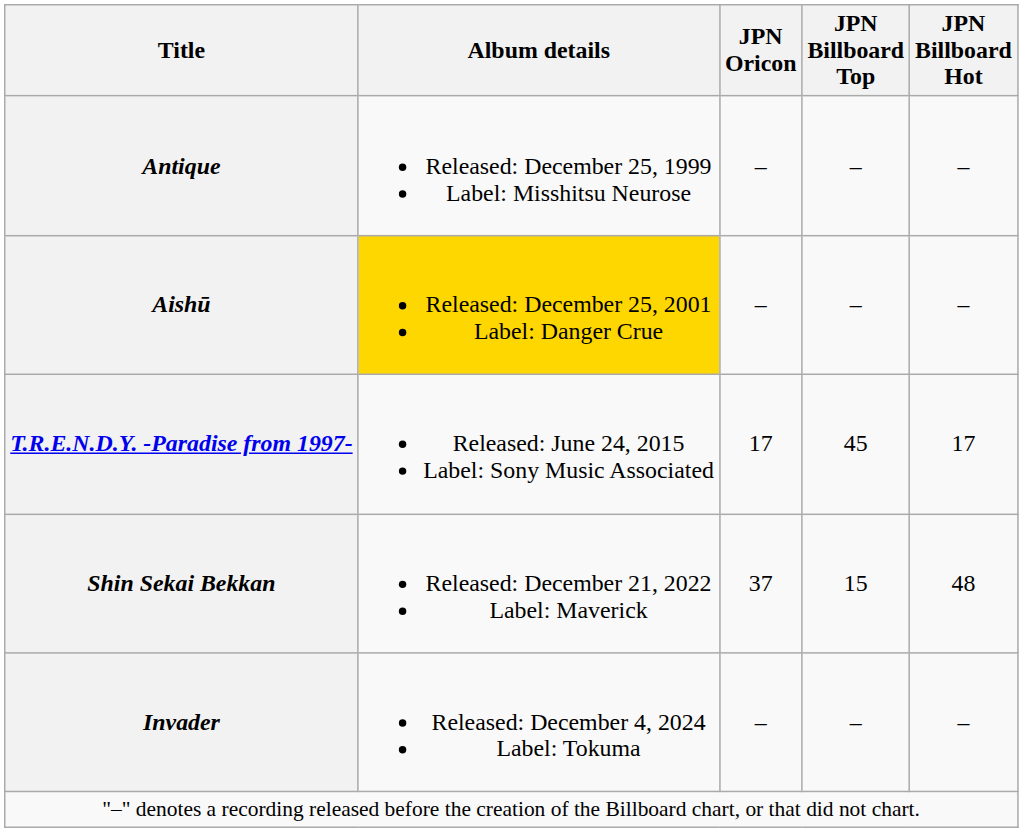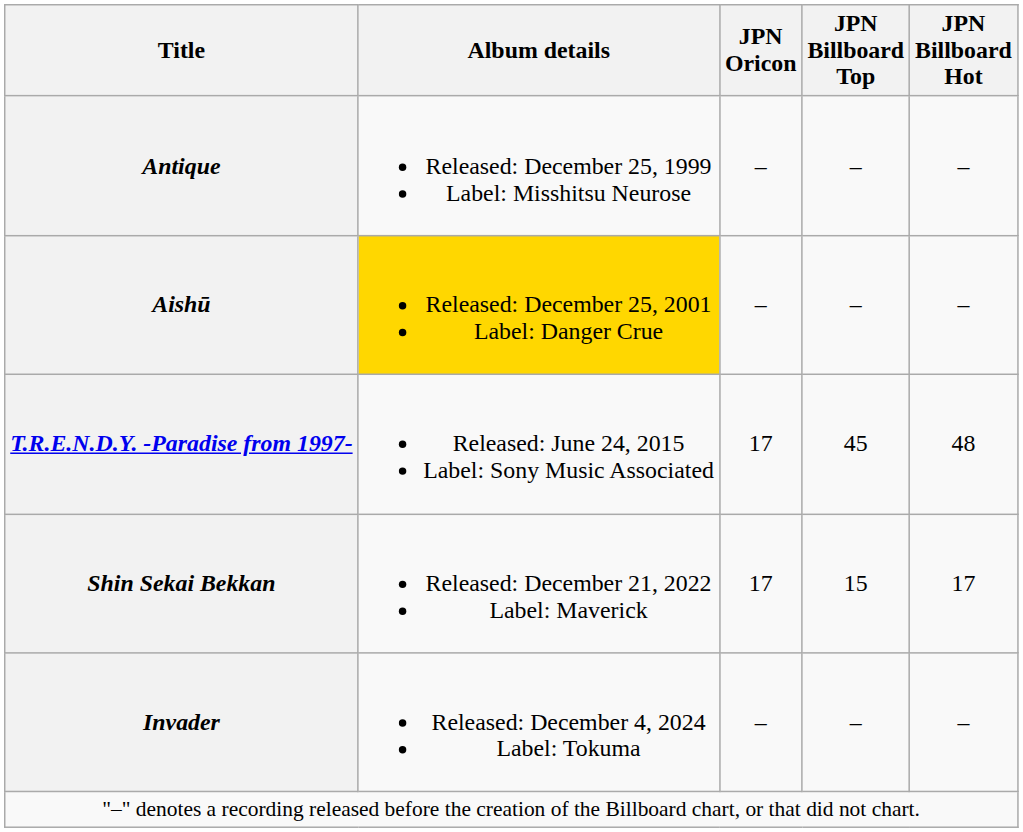(963, 443) 17 -> (963, 443) 48
(761, 582) 37 -> (761, 582) 17
(963, 582) 48 -> (963, 582) 17
